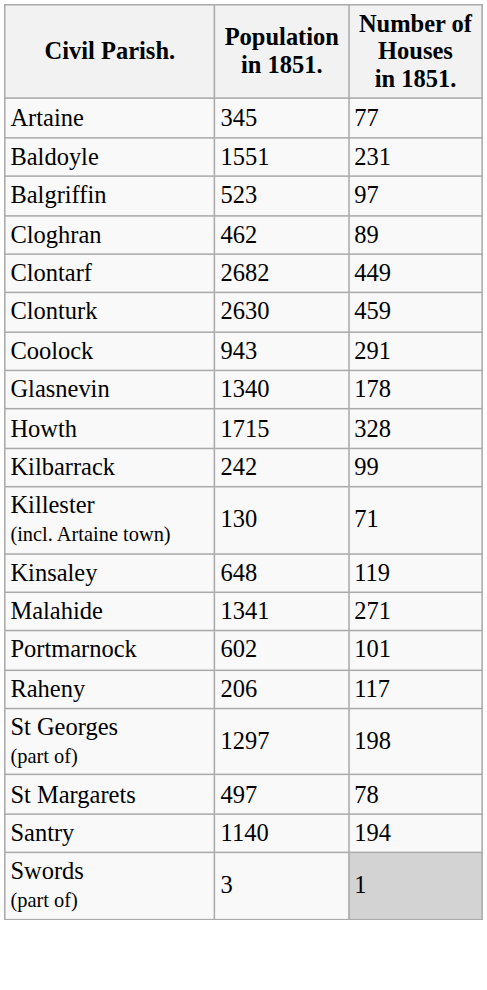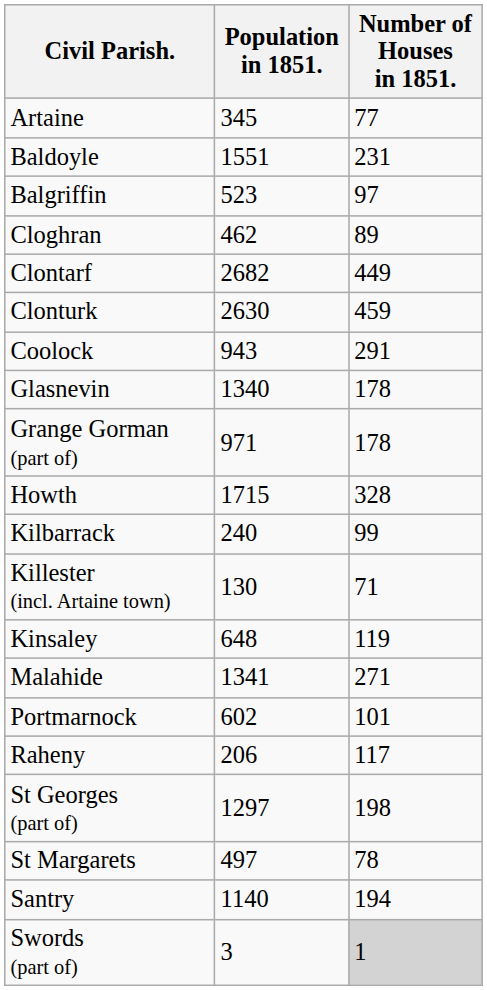+ row: (90, 442)
(239, 467) 242 -> (239, 533) 240
